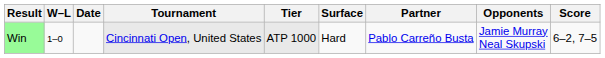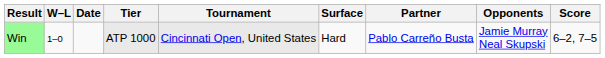columns swapped: (184, 13) <-> (291, 13)
